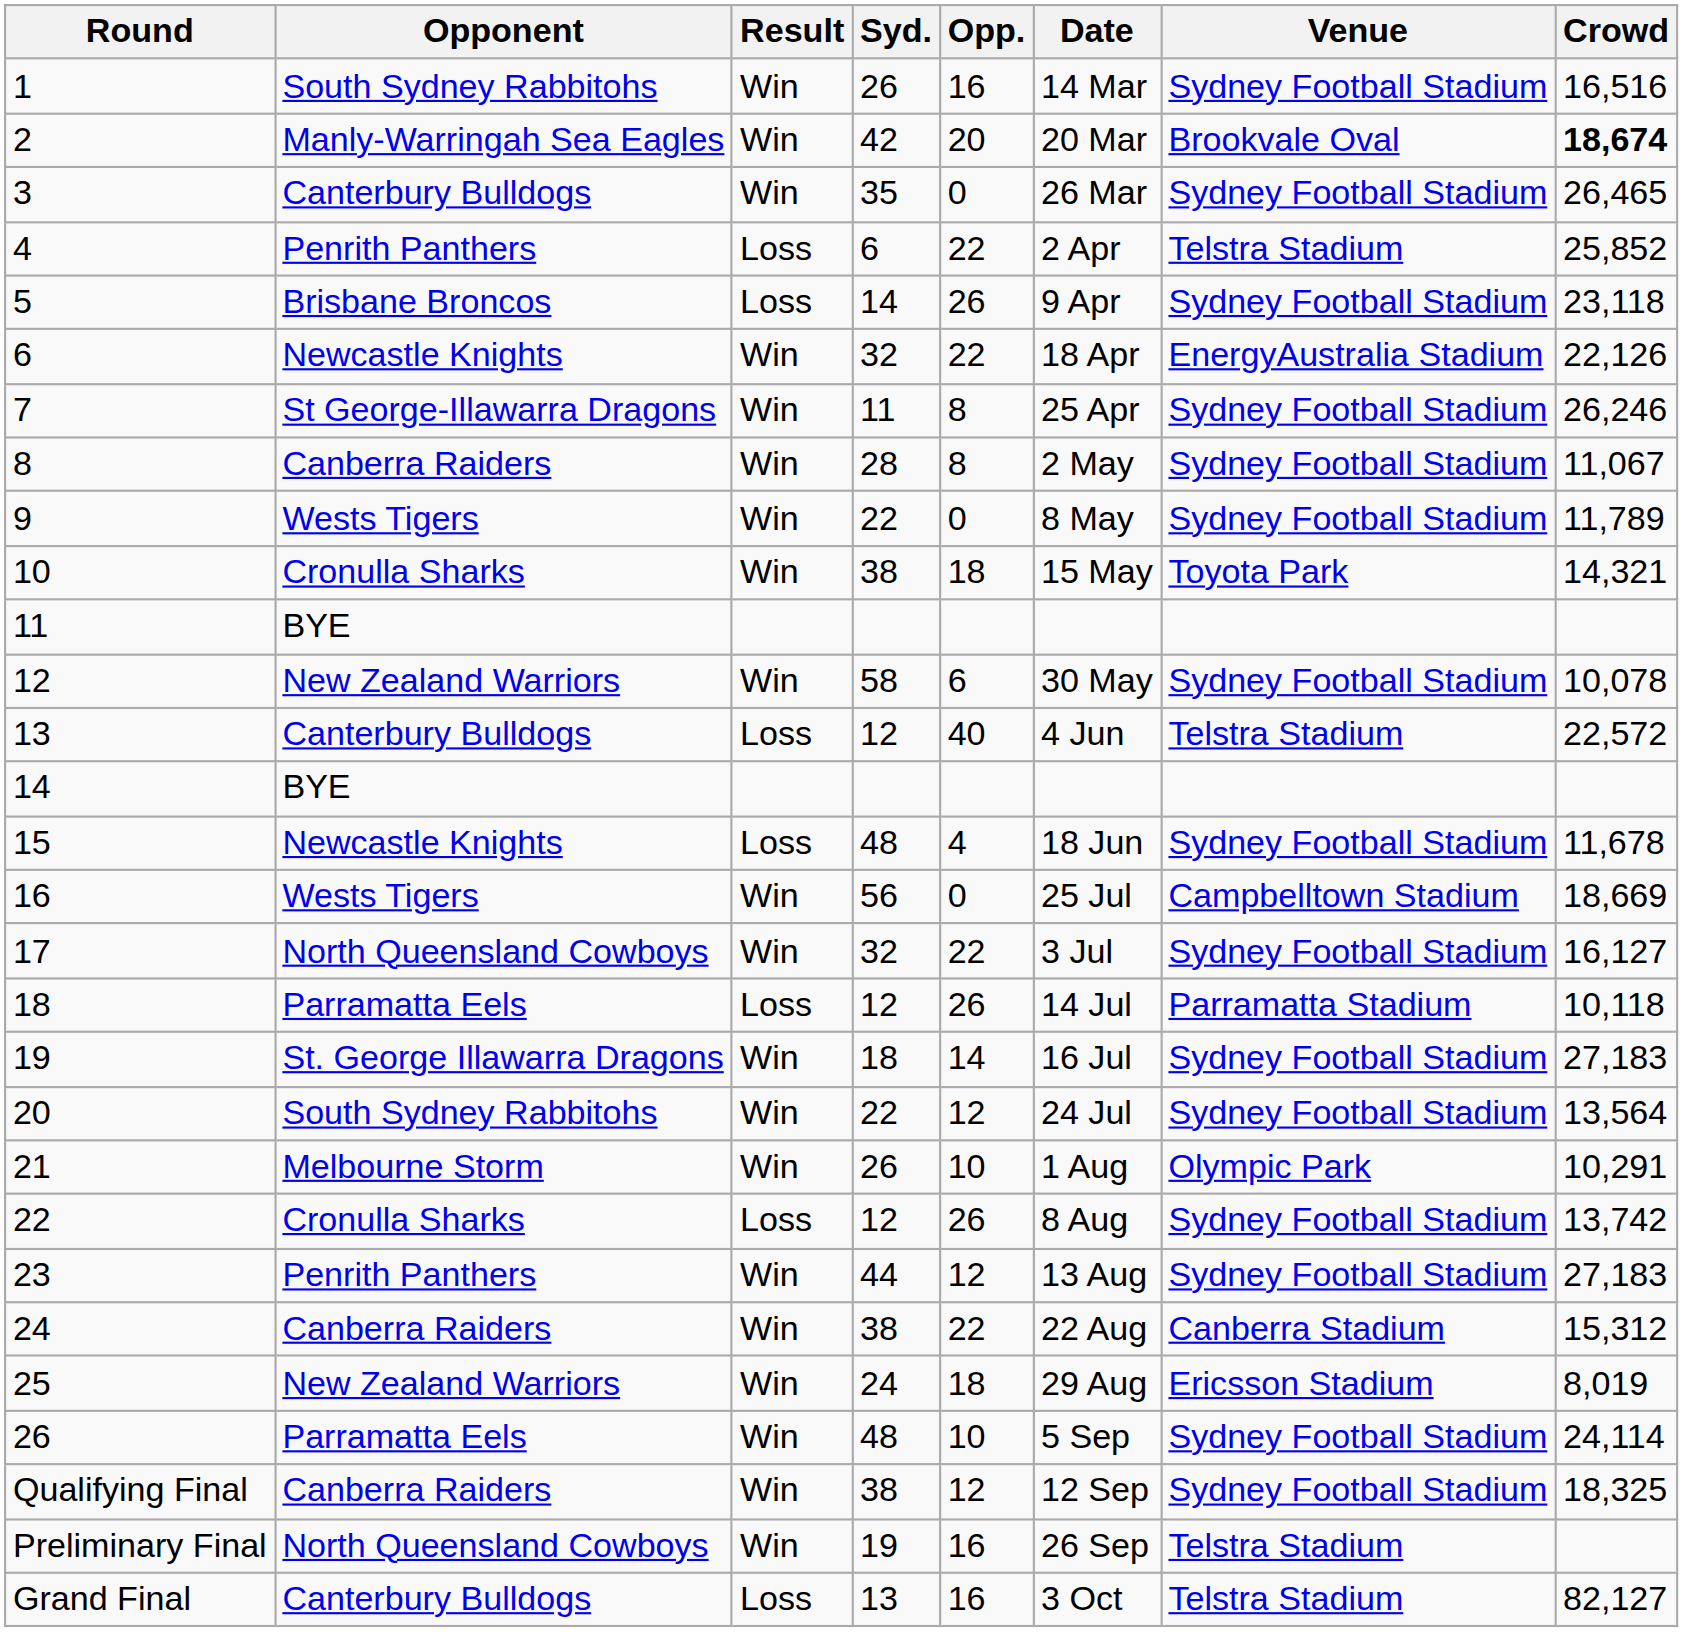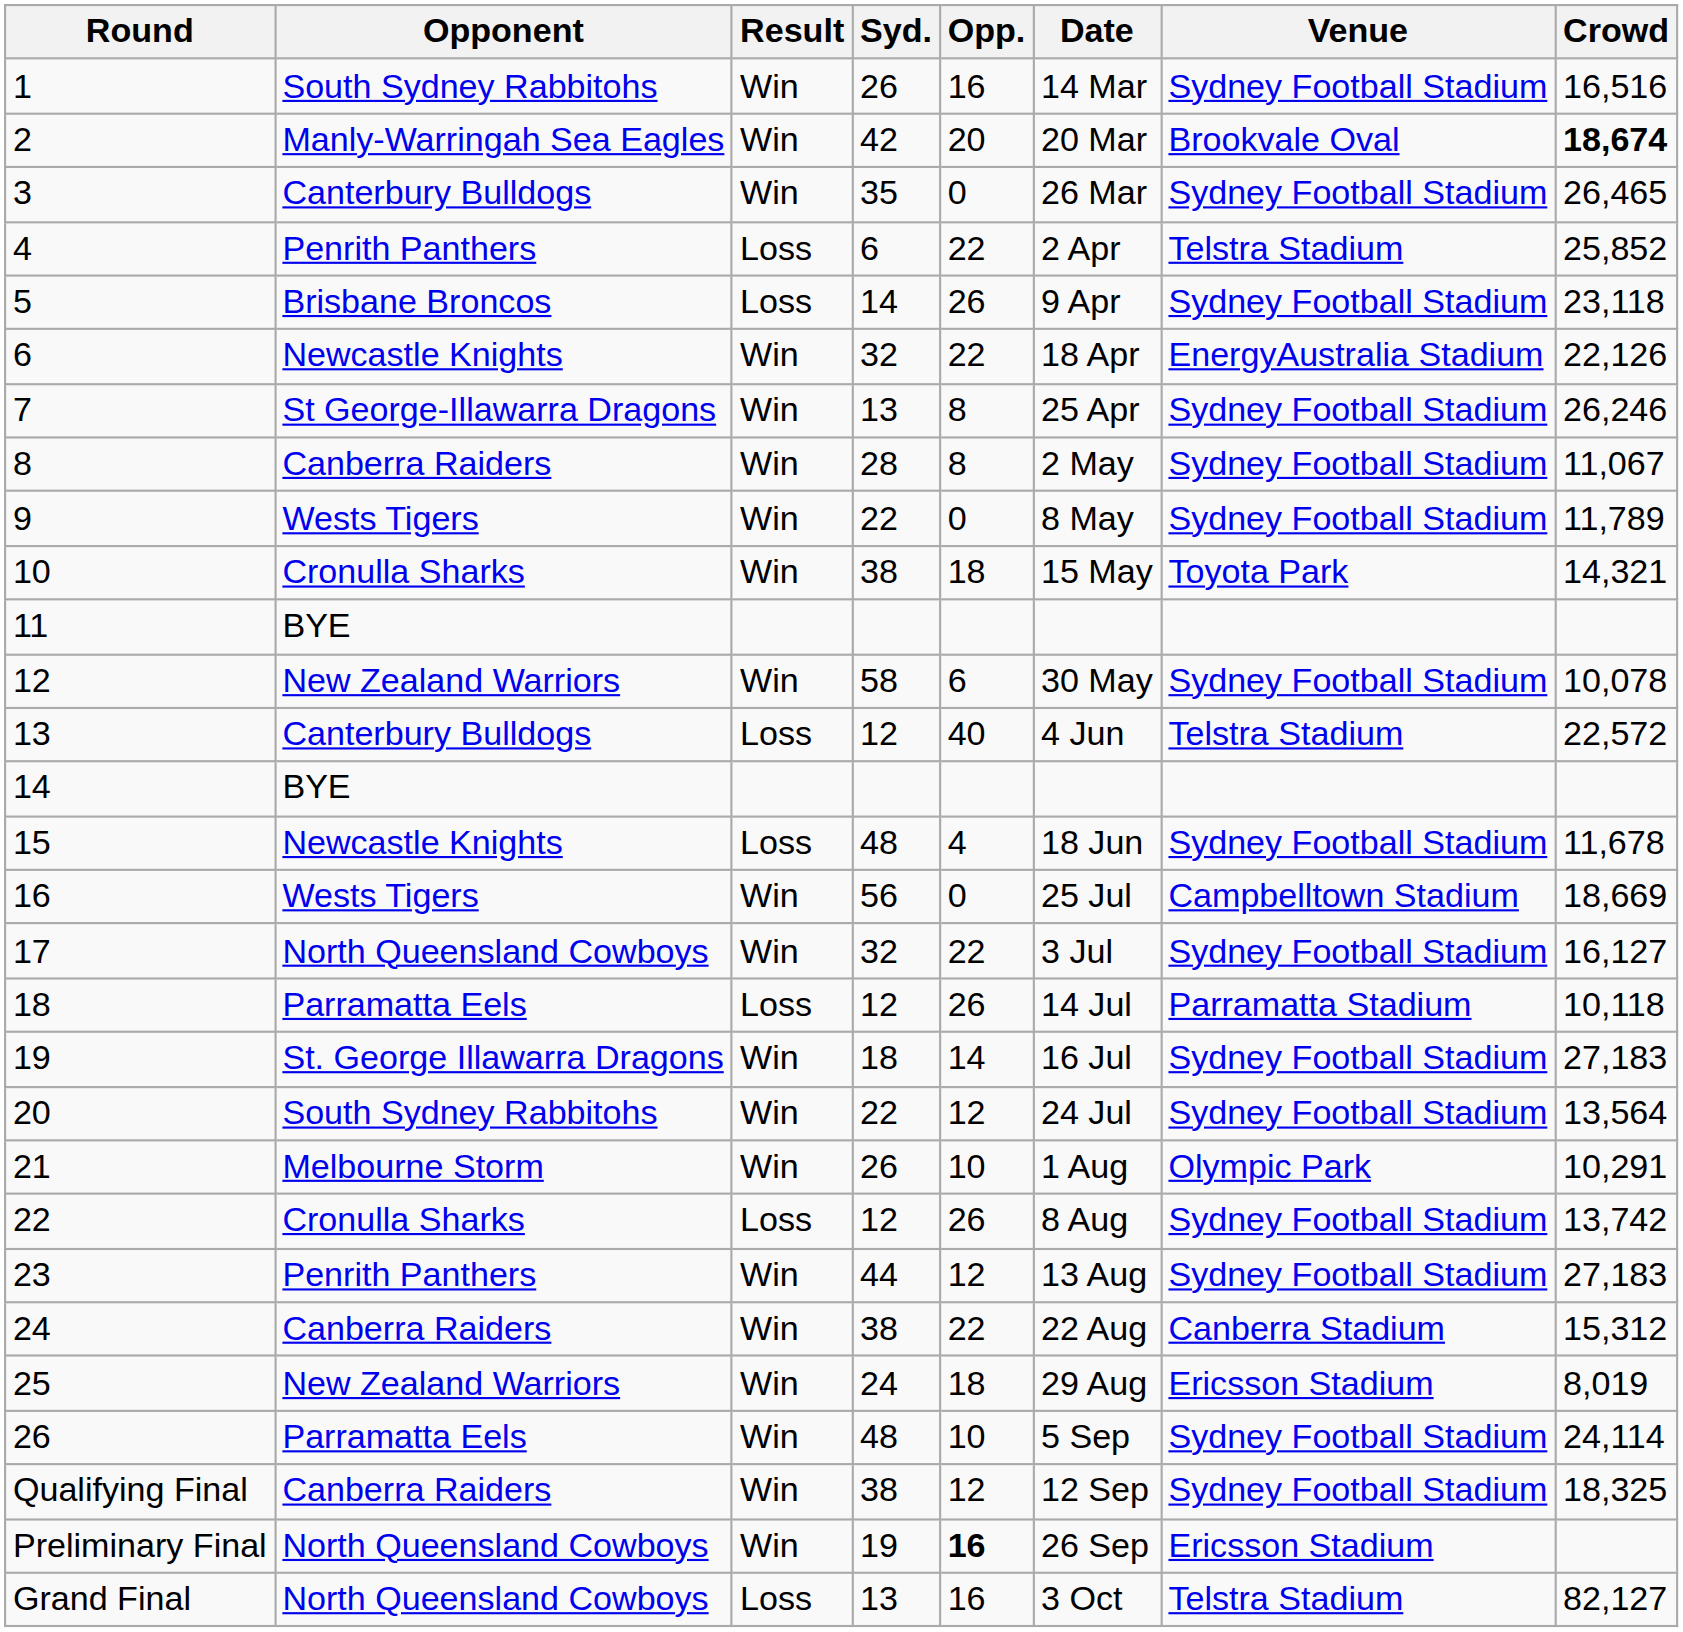(878, 409) 11 -> (879, 409) 13
(967, 1544) normal -> (967, 1544) bold
(1286, 1544) Telstra Stadium -> (1301, 1544) Ericsson Stadium
(437, 1598) Canterbury Bulldogs -> (496, 1598) North Queensland Cowboys
